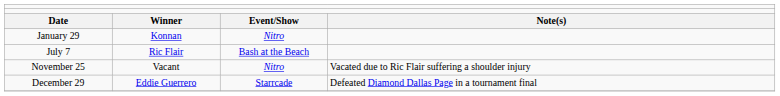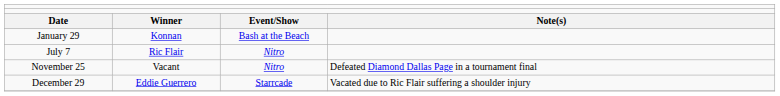(274, 36) Nitro -> (274, 36) Bash at the Beach
(274, 52) Bash at the Beach -> (274, 52) Nitro
(430, 67) Vacated due to Ric Flair suffering a shoulder injury -> (434, 67) Defeated Diamond Dallas Page in a tournament final
(434, 83) Defeated Diamond Dallas Page in a tournament final -> (430, 83) Vacated due to Ric Flair suffering a shoulder injury
